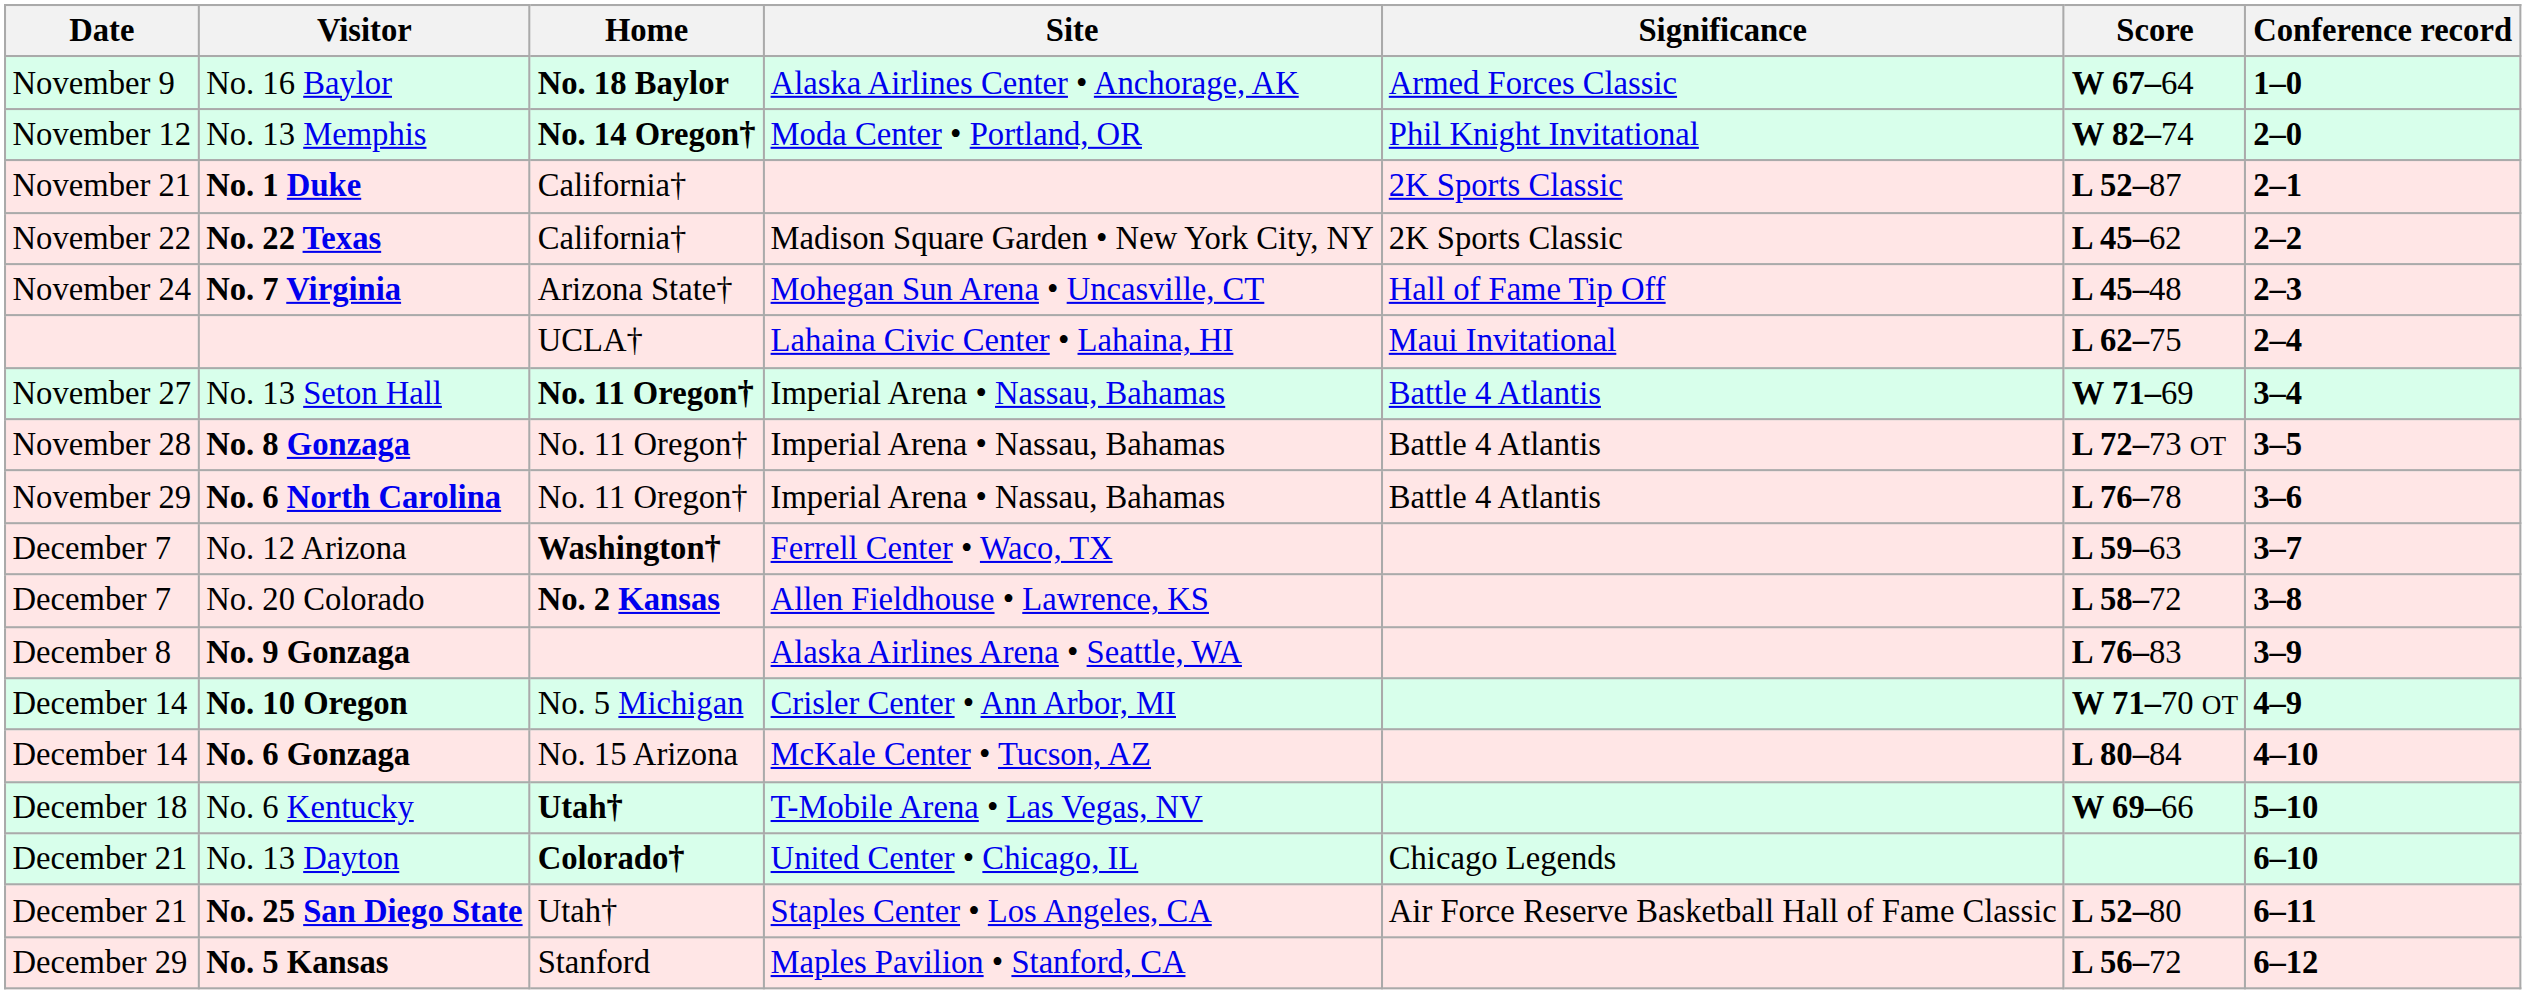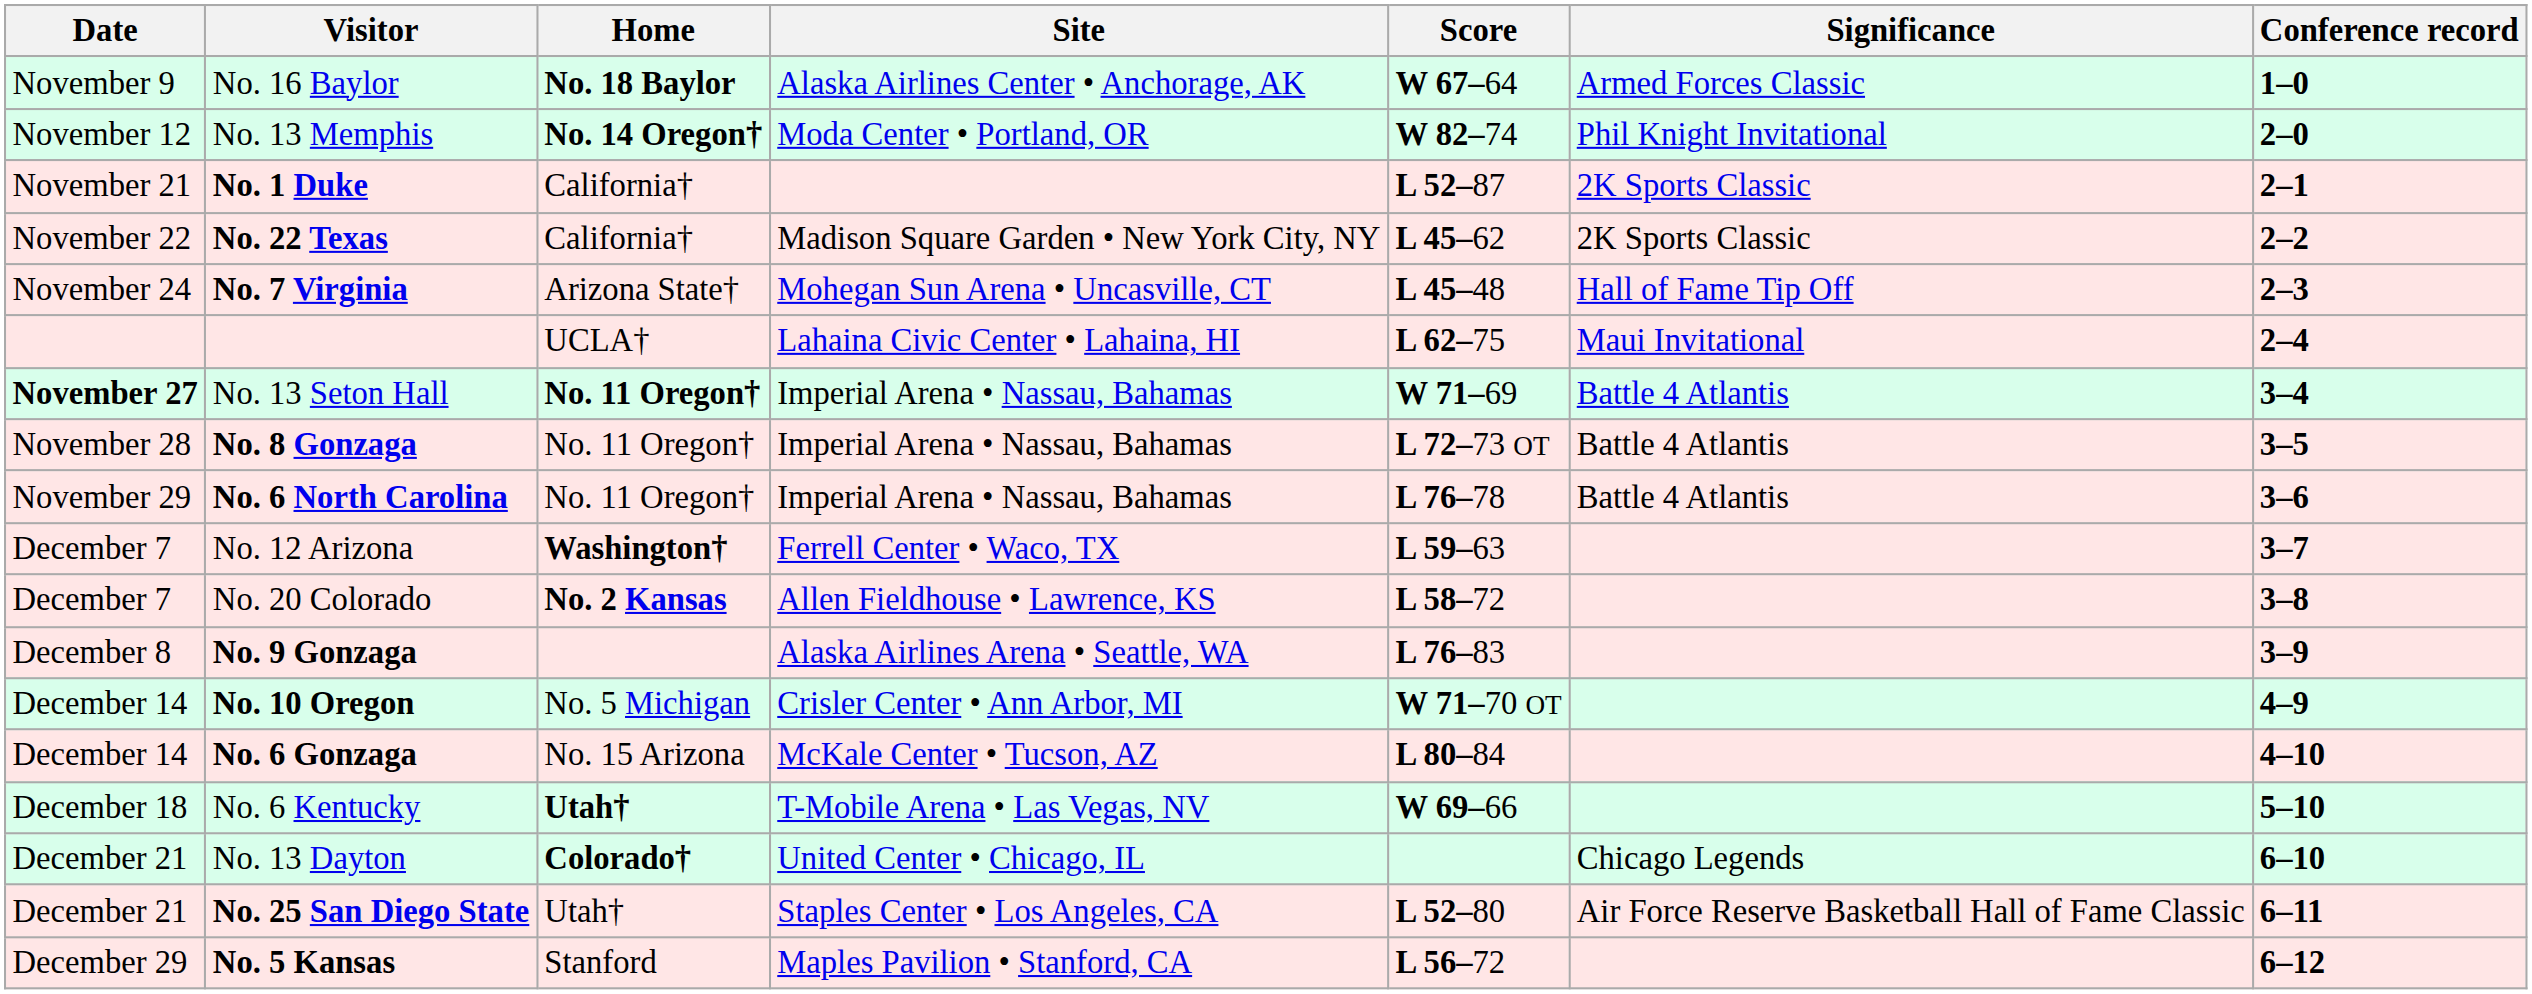columns swapped: (1723, 30) <-> (2155, 30)
(102, 392) normal -> (105, 392) bold
